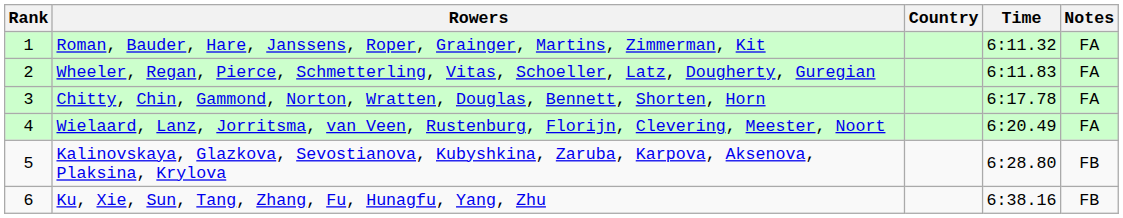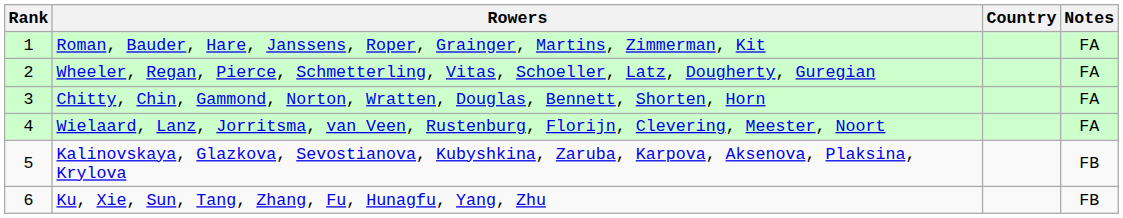- column: (1021, 18)
